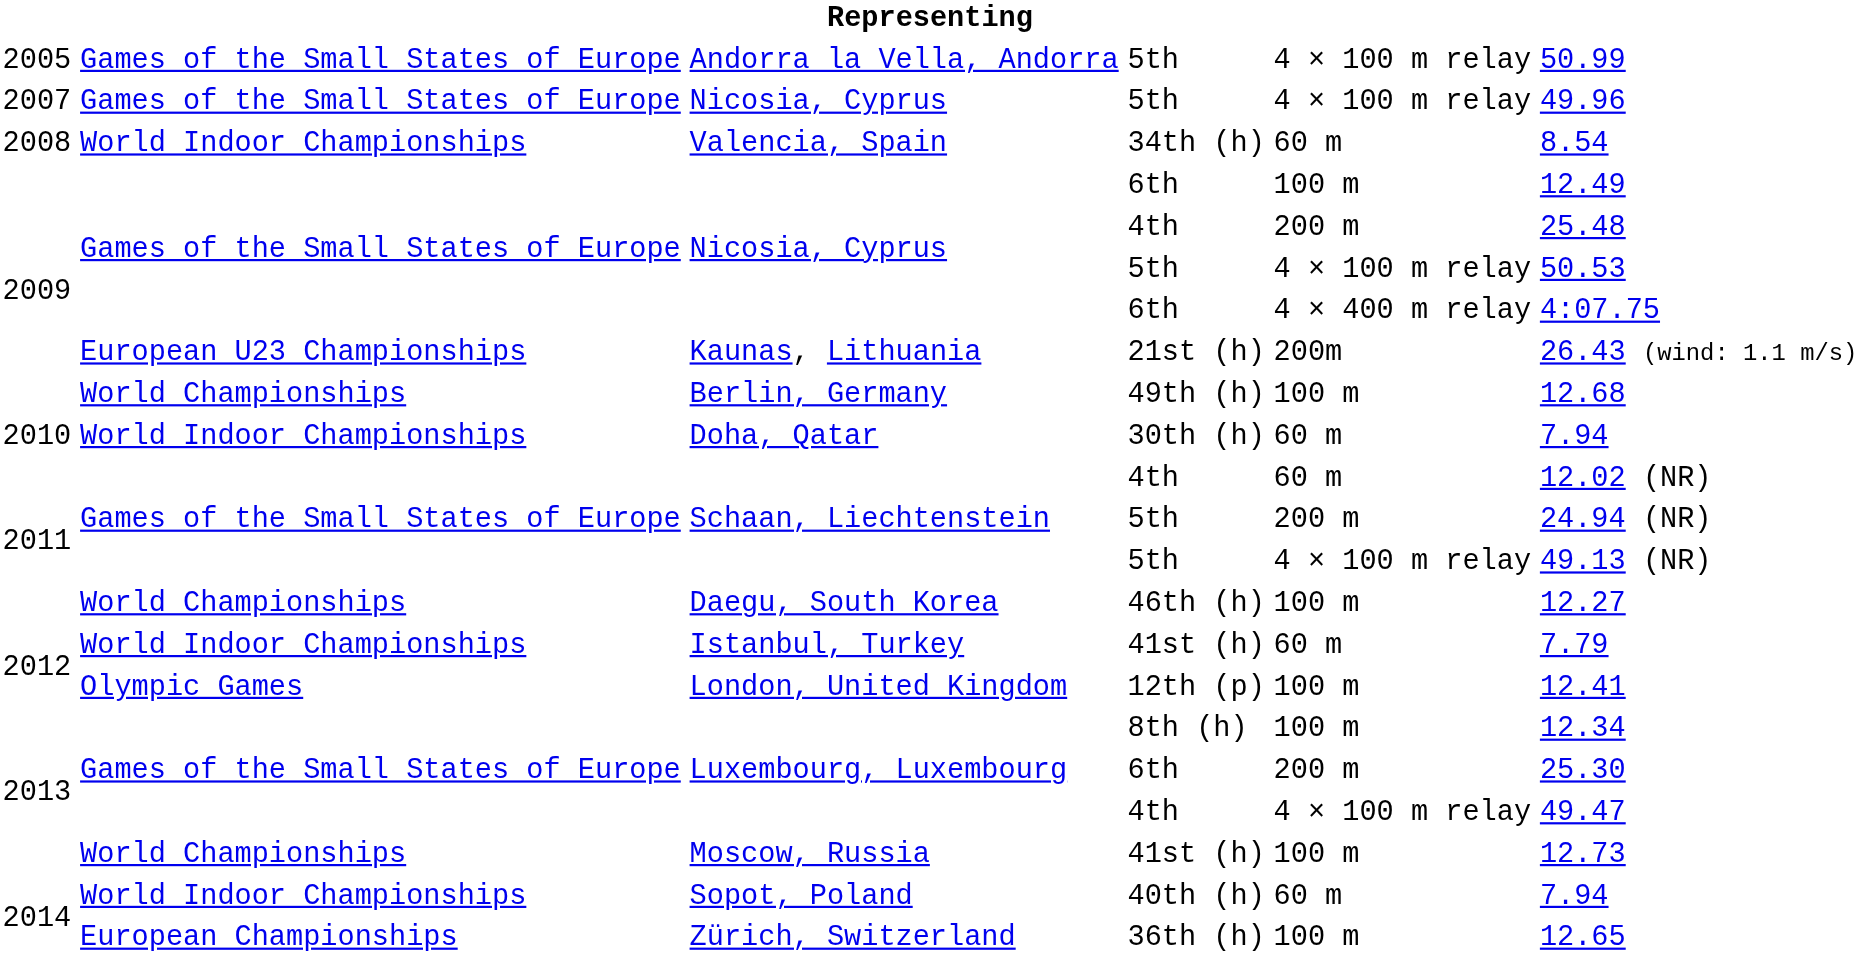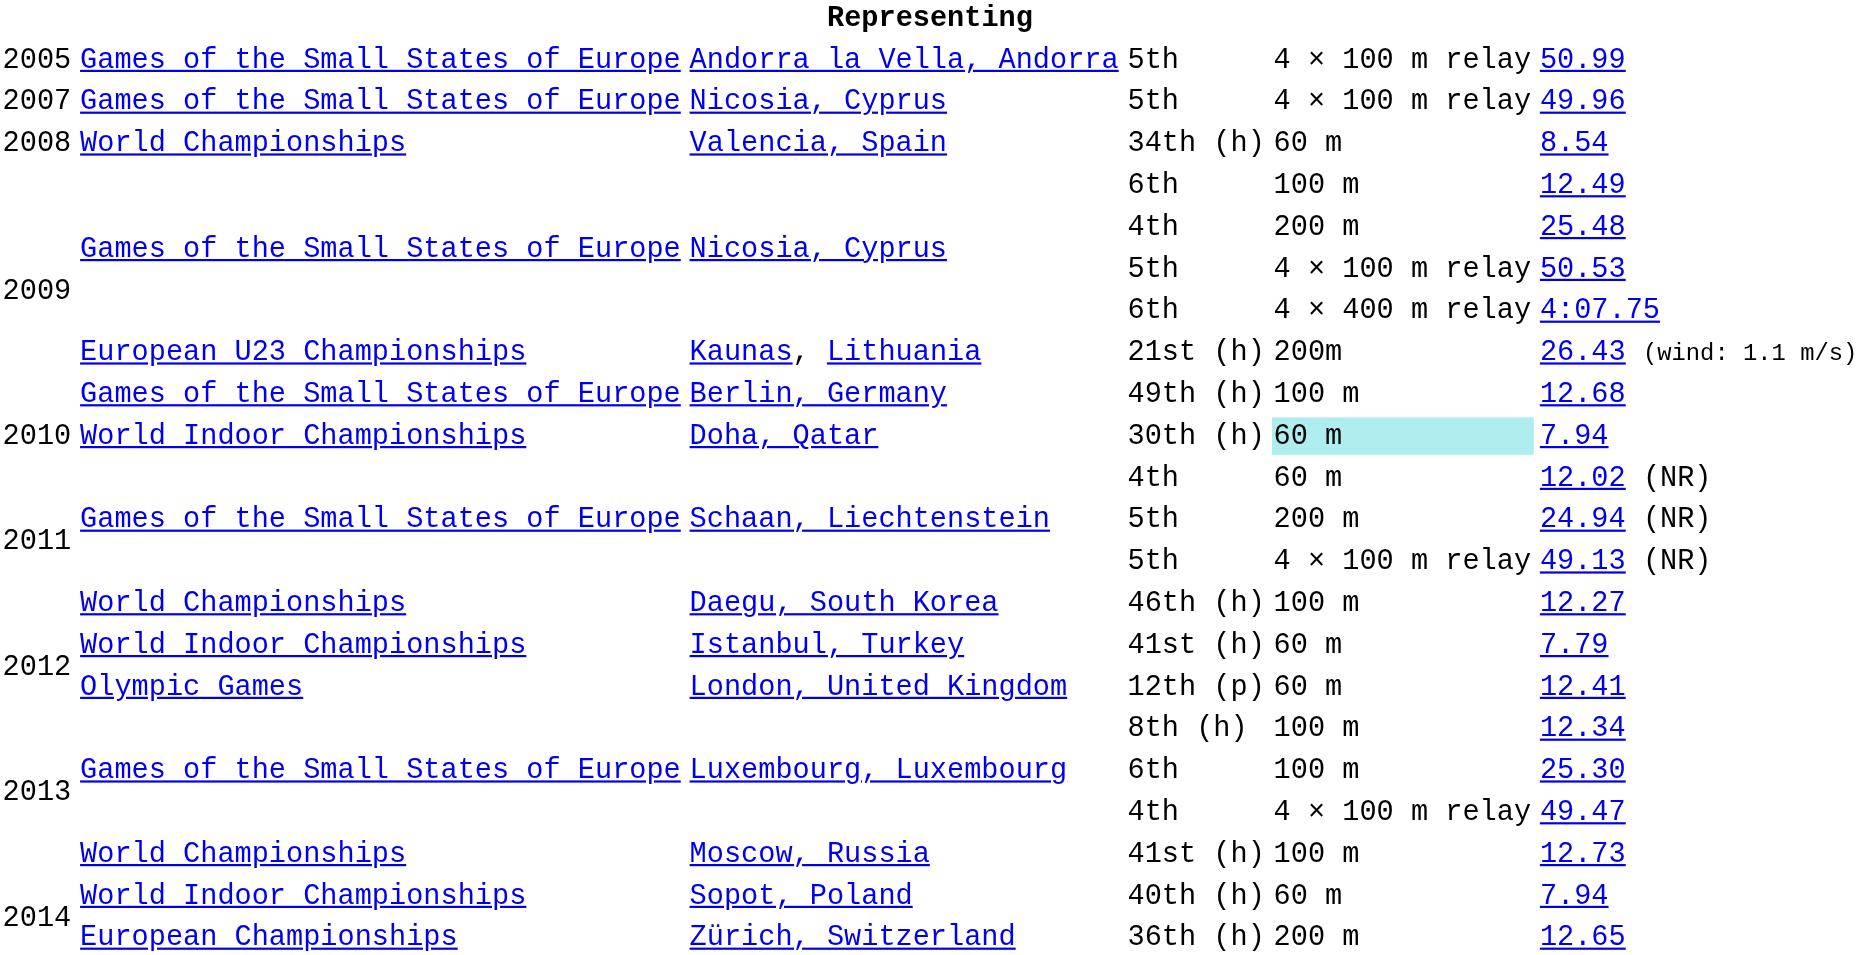(303, 144) World Indoor Championships -> (243, 144) World Championships
(243, 394) World Championships -> (380, 394) Games of the Small States of Europe
(1308, 436) no background -> (1308, 436) paleturquoise background
(1317, 687) 100 m -> (1308, 687) 60 m
(1317, 770) 200 m -> (1317, 770) 100 m
(1317, 938) 100 m -> (1317, 938) 200 m
